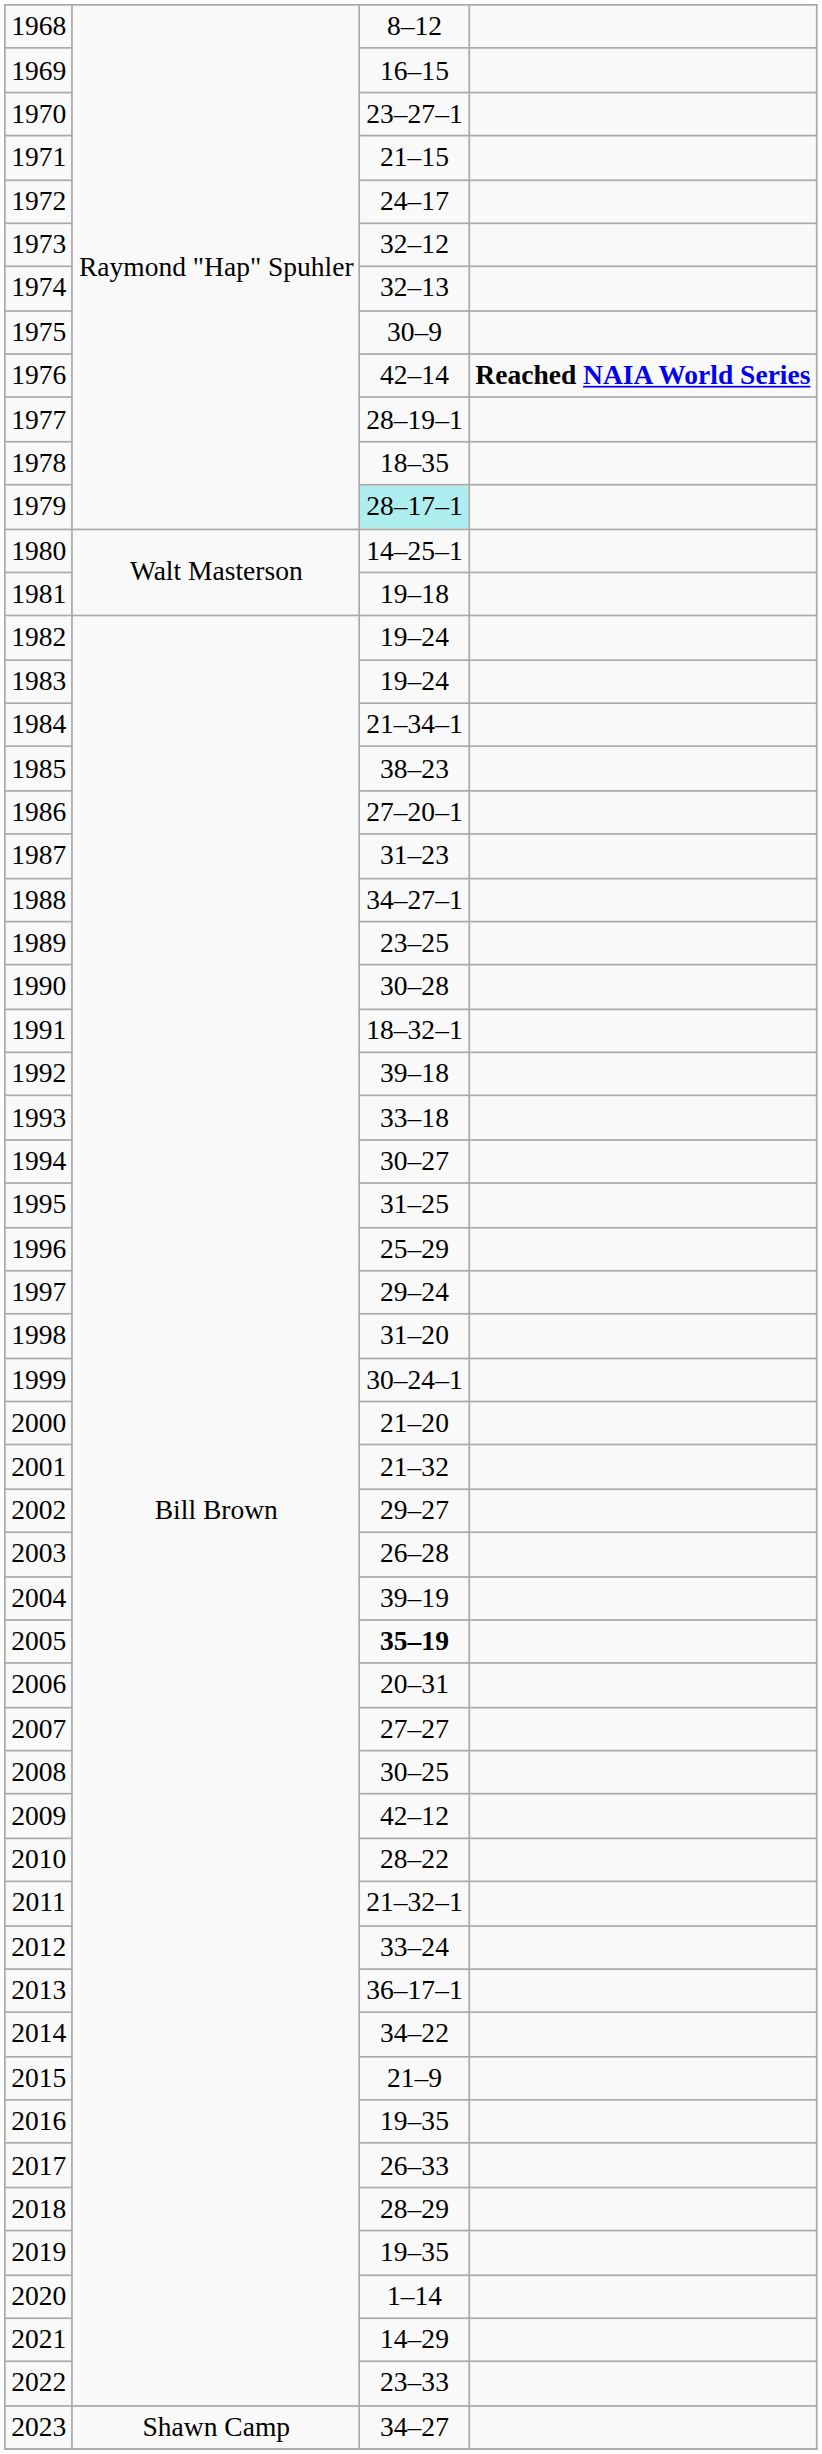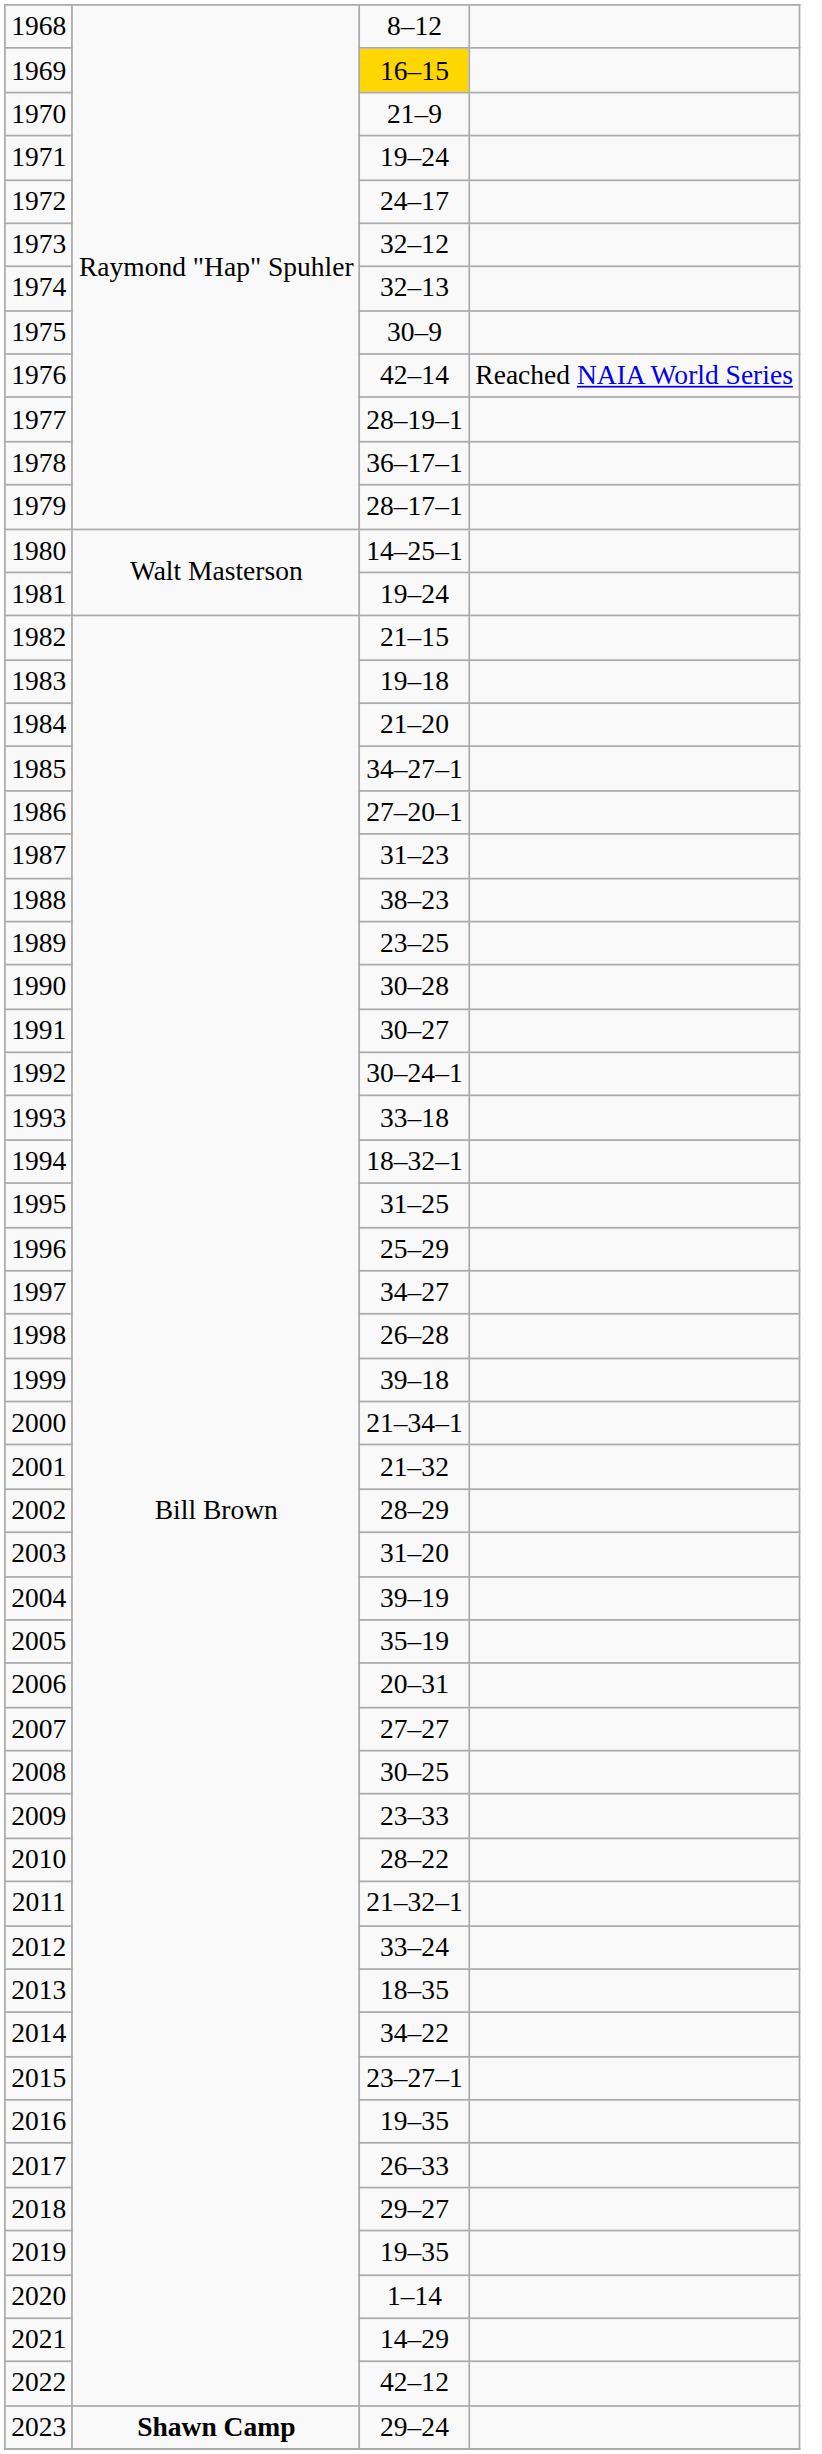(414, 69) no background -> (414, 69) gold background
(414, 113) 23–27–1 -> (414, 113) 21–9
(414, 157) 21–15 -> (414, 157) 19–24
(643, 375) bold -> (634, 375) normal
(414, 462) 18–35 -> (414, 462) 36–17–1
(414, 506) paleturquoise background -> (414, 506) no background
(414, 593) 19–18 -> (414, 593) 19–24
(414, 637) 19–24 -> (414, 637) 21–15
(414, 680) 19–24 -> (414, 680) 19–18
(414, 724) 21–34–1 -> (414, 724) 21–20
(414, 768) 38–23 -> (414, 768) 34–27–1
(414, 899) 34–27–1 -> (414, 899) 38–23
(414, 1030) 18–32–1 -> (414, 1030) 30–27
(414, 1073) 39–18 -> (414, 1073) 30–24–1
(414, 1161) 30–27 -> (414, 1161) 18–32–1
(414, 1292) 29–24 -> (414, 1292) 34–27
(414, 1335) 31–20 -> (414, 1335) 26–28
(414, 1379) 30–24–1 -> (414, 1379) 39–18
(414, 1422) 21–20 -> (414, 1422) 21–34–1
(414, 1510) 29–27 -> (414, 1510) 28–29
(414, 1553) 26–28 -> (414, 1553) 31–20
(414, 1641) bold -> (414, 1641) normal
(414, 1815) 42–12 -> (414, 1815) 23–33
(414, 1990) 36–17–1 -> (414, 1990) 18–35
(414, 2077) 21–9 -> (414, 2077) 23–27–1
(414, 2208) 28–29 -> (414, 2208) 29–27
(414, 2383) 23–33 -> (414, 2383) 42–12
(216, 2426) normal -> (216, 2426) bold
(414, 2426) 34–27 -> (414, 2426) 29–24
